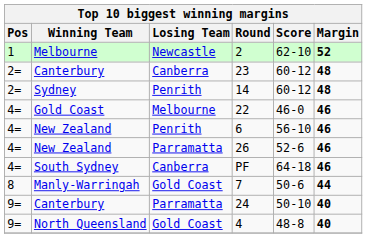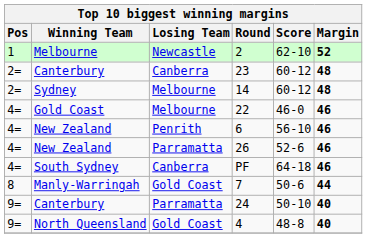(177, 90) Penrith -> (184, 90) Melbourne
